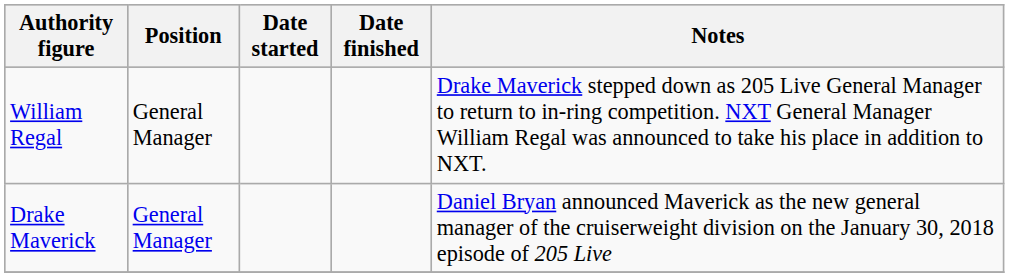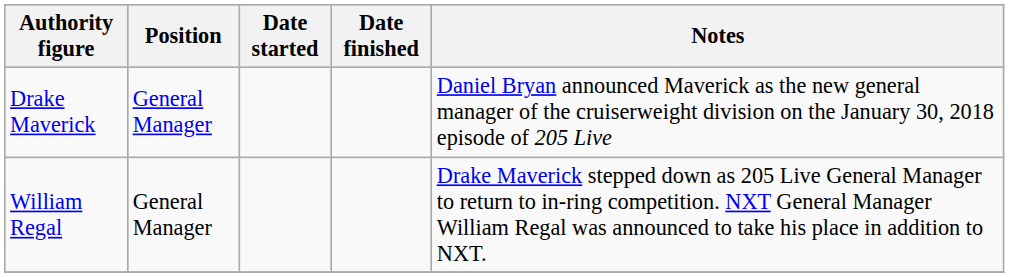rows swapped: (53, 227) <-> (46, 124)
